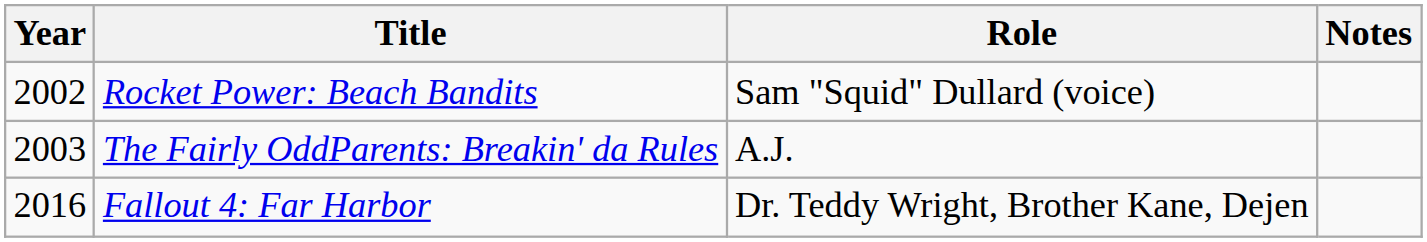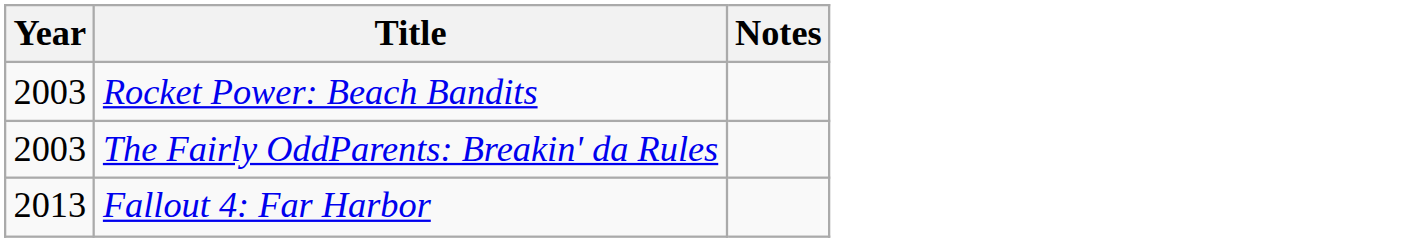- column: (1022, 33)
(50, 90) 2002 -> (50, 90) 2003
(50, 206) 2016 -> (50, 206) 2013
